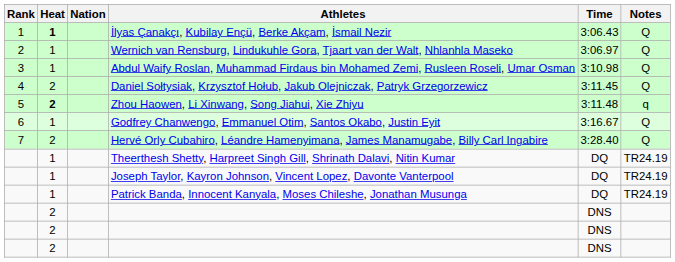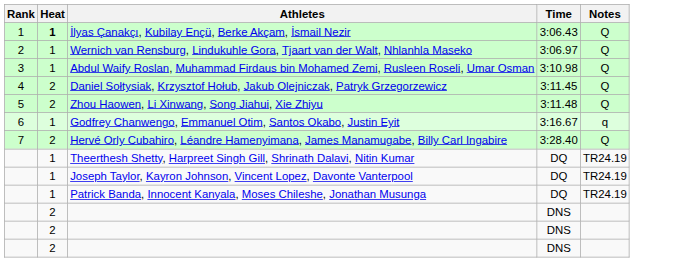- column: (88, 14)
(53, 104) bold -> (53, 104) normal
(646, 104) q -> (605, 104) Q
(646, 122) Q -> (605, 122) q
